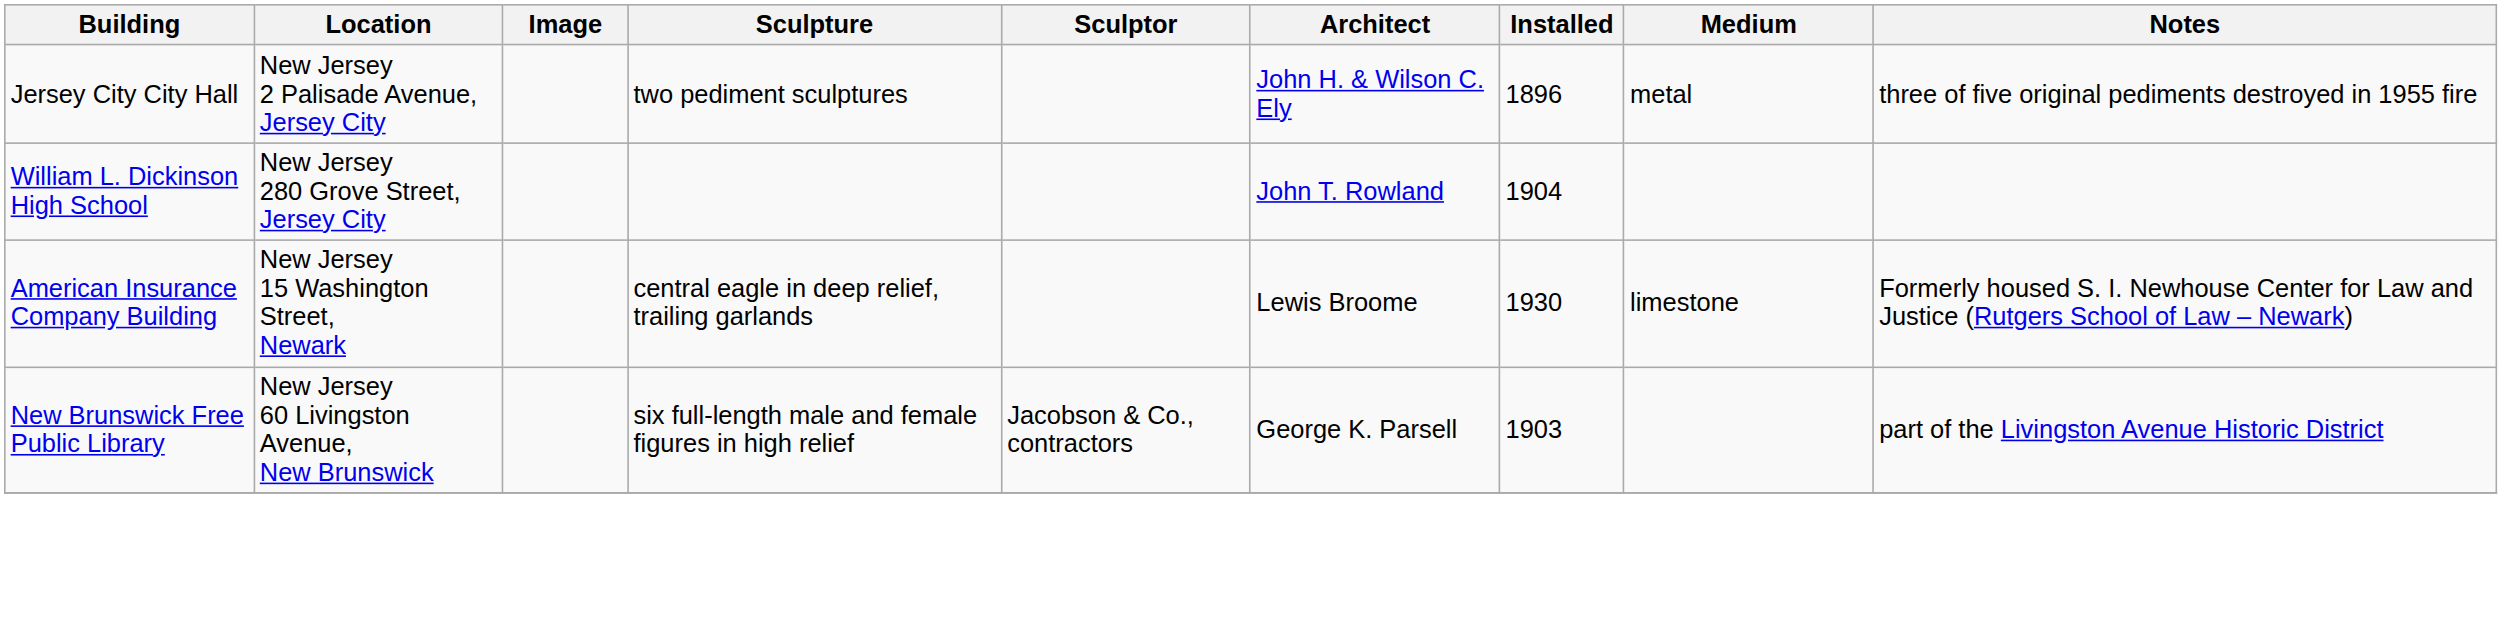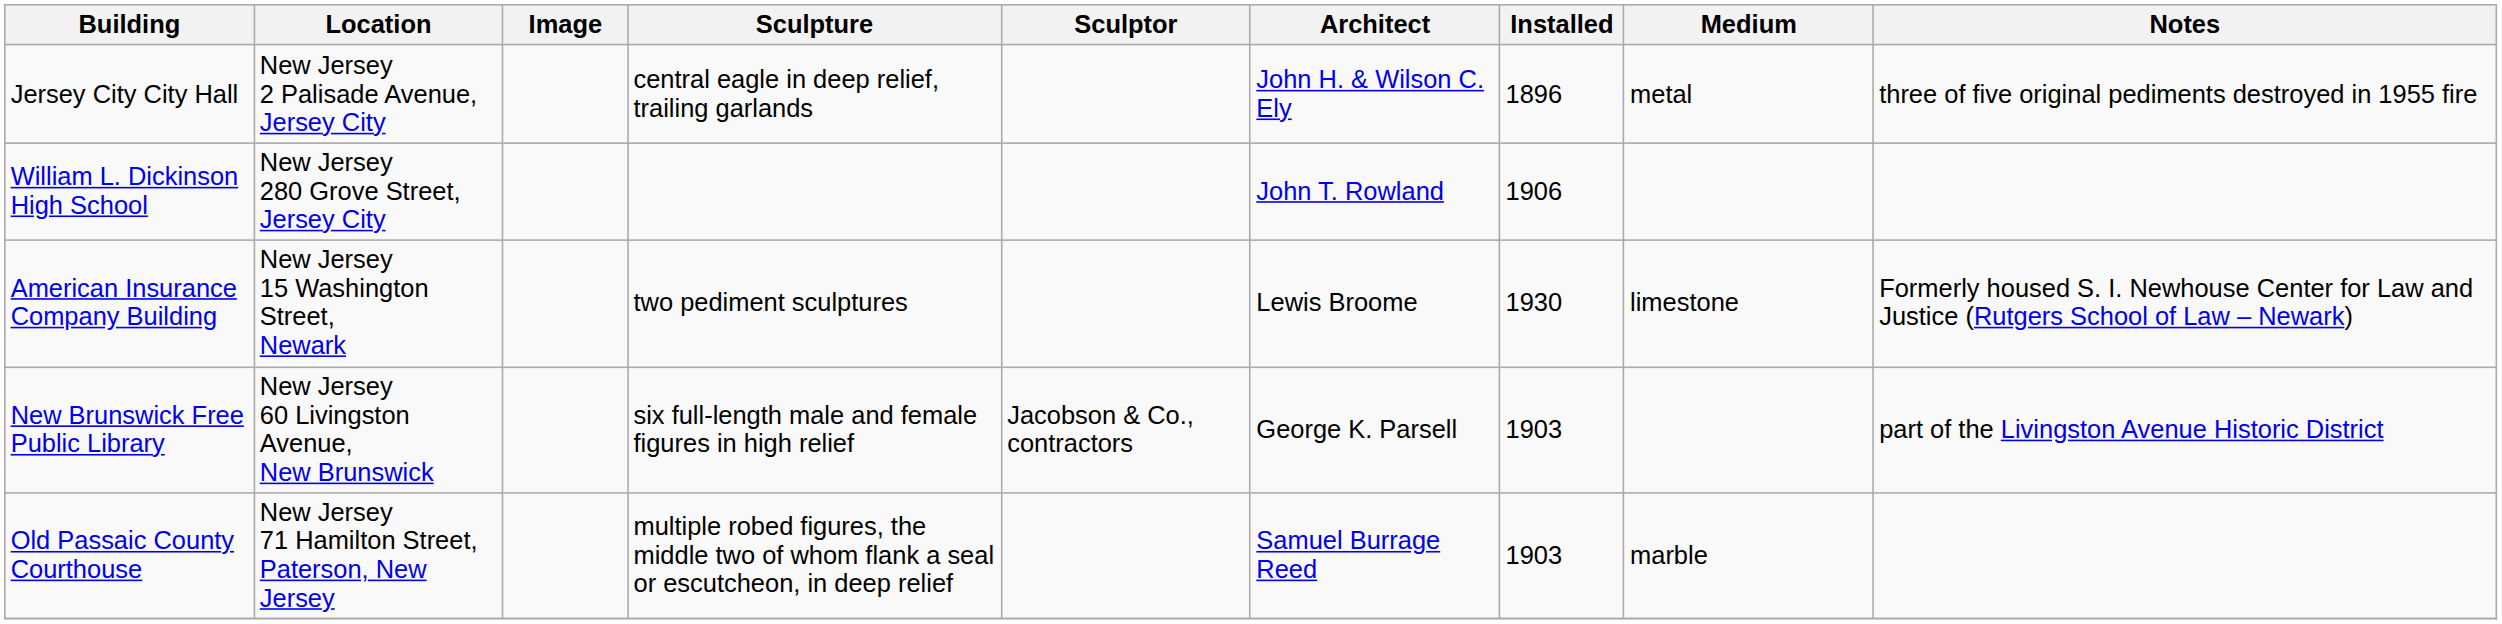(771, 93) two pediment sculptures -> (786, 93) central eagle in deep relief, trailing garlands
(1534, 191) 1904 -> (1534, 191) 1906
(786, 303) central eagle in deep relief, trailing garlands -> (771, 303) two pediment sculptures
+ row: (122, 555)
